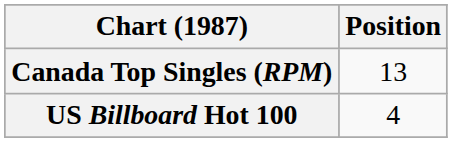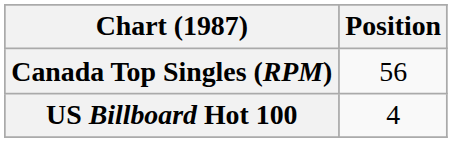(393, 70) 13 -> (393, 70) 56
